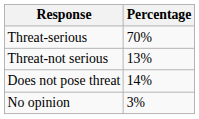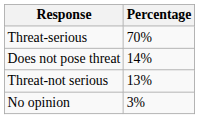rows swapped: (58, 59) <-> (64, 80)
